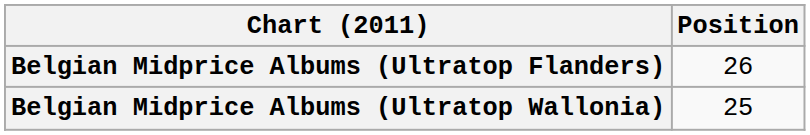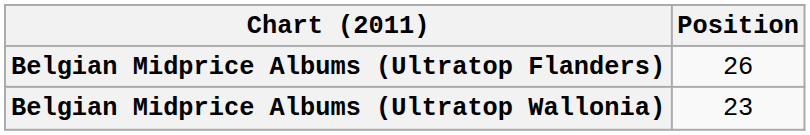(738, 108) 25 -> (738, 108) 23
